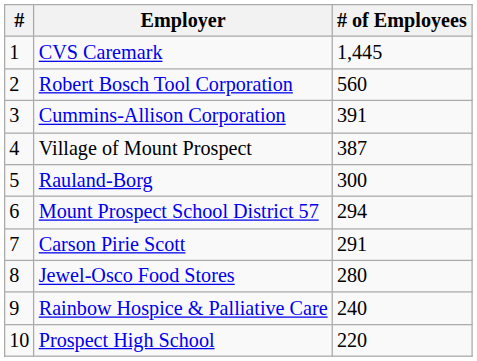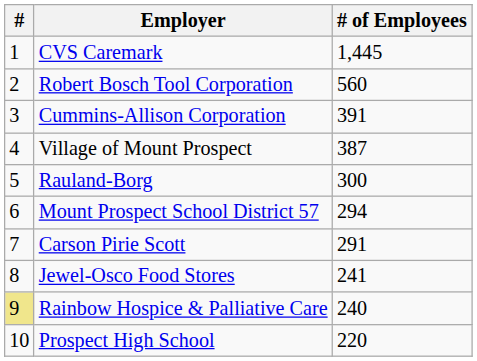(352, 276) 280 -> (352, 276) 241
(14, 308) no background -> (14, 308) khaki background
